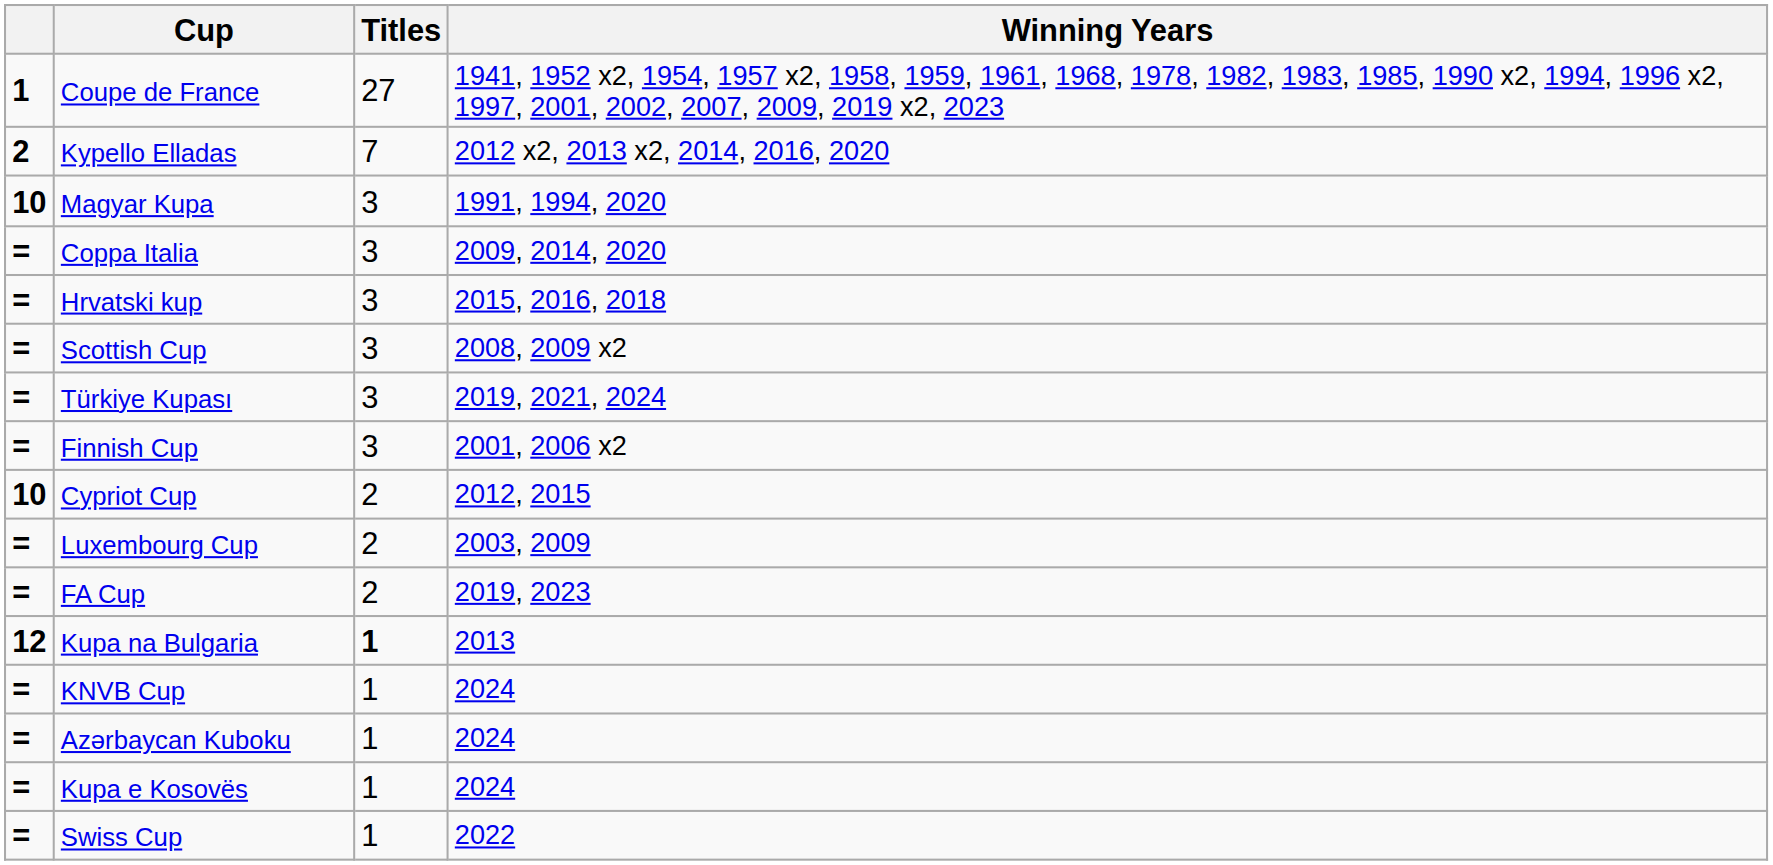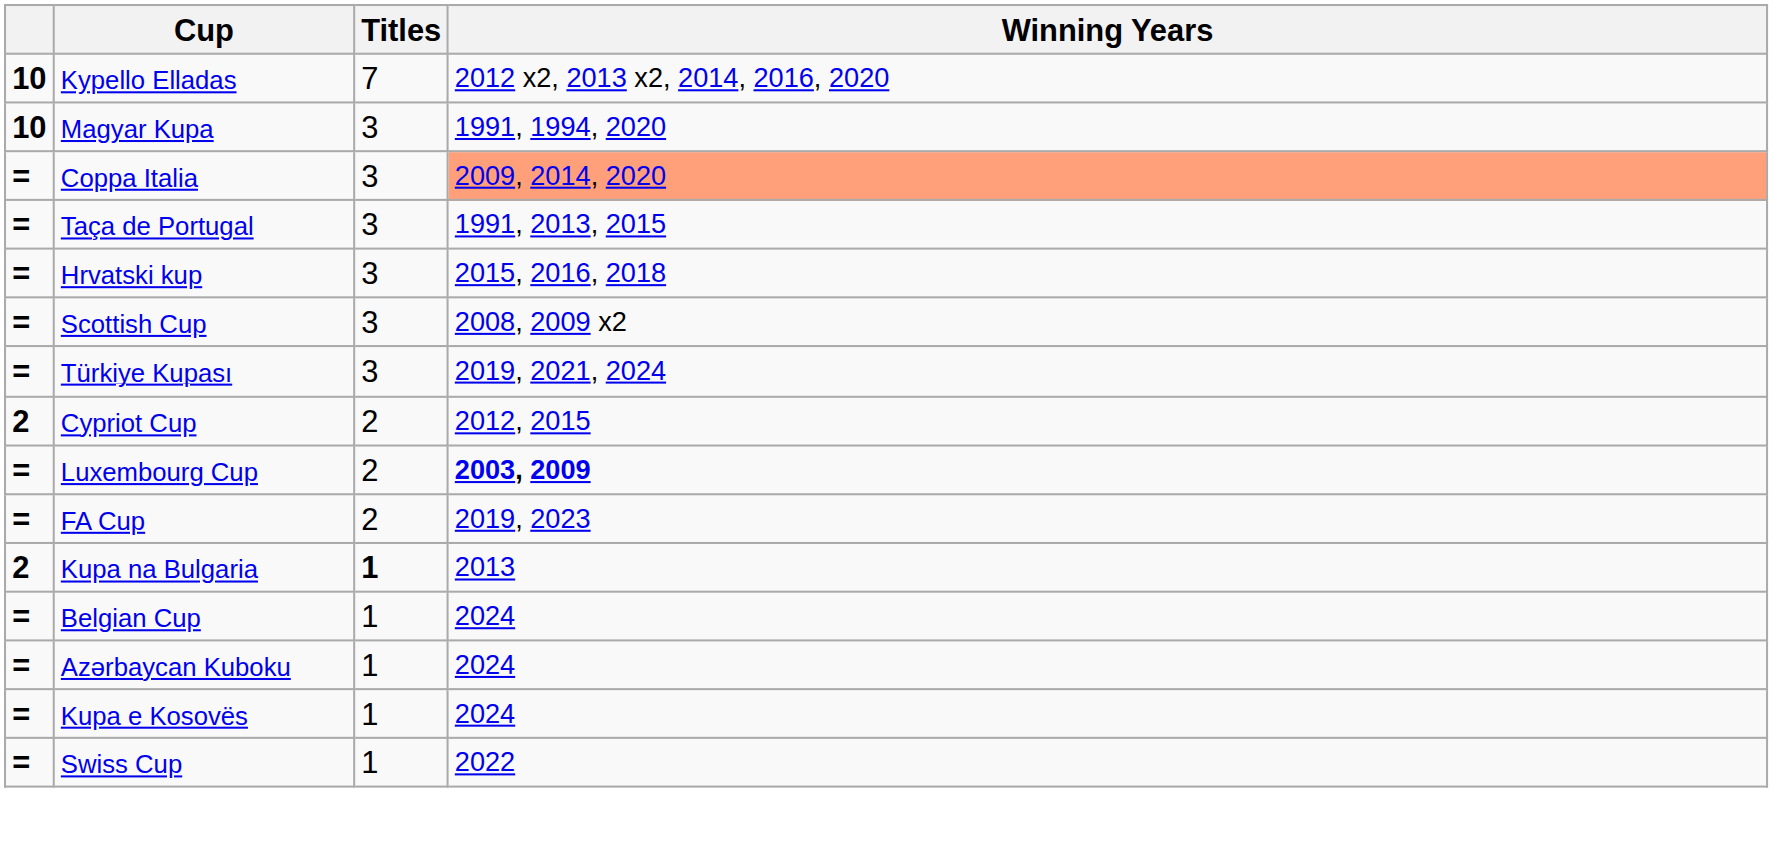- row: (160, 94)
(21, 152) 2 -> (29, 78) 10
(560, 250) no background -> (560, 176) lightsalmon background
+ row: (157, 228)
- row: (129, 448)
(29, 494) 10 -> (21, 420) 2
(523, 543) normal -> (523, 469) bold
(29, 641) 12 -> (21, 567) 2
- row: (123, 693)
+ row: (131, 619)
